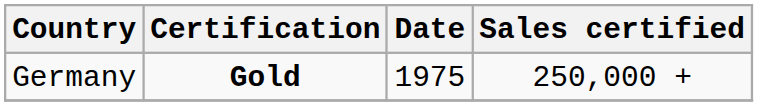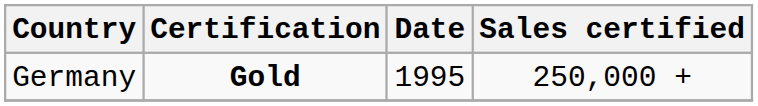(430, 77) 1975 -> (430, 77) 1995
